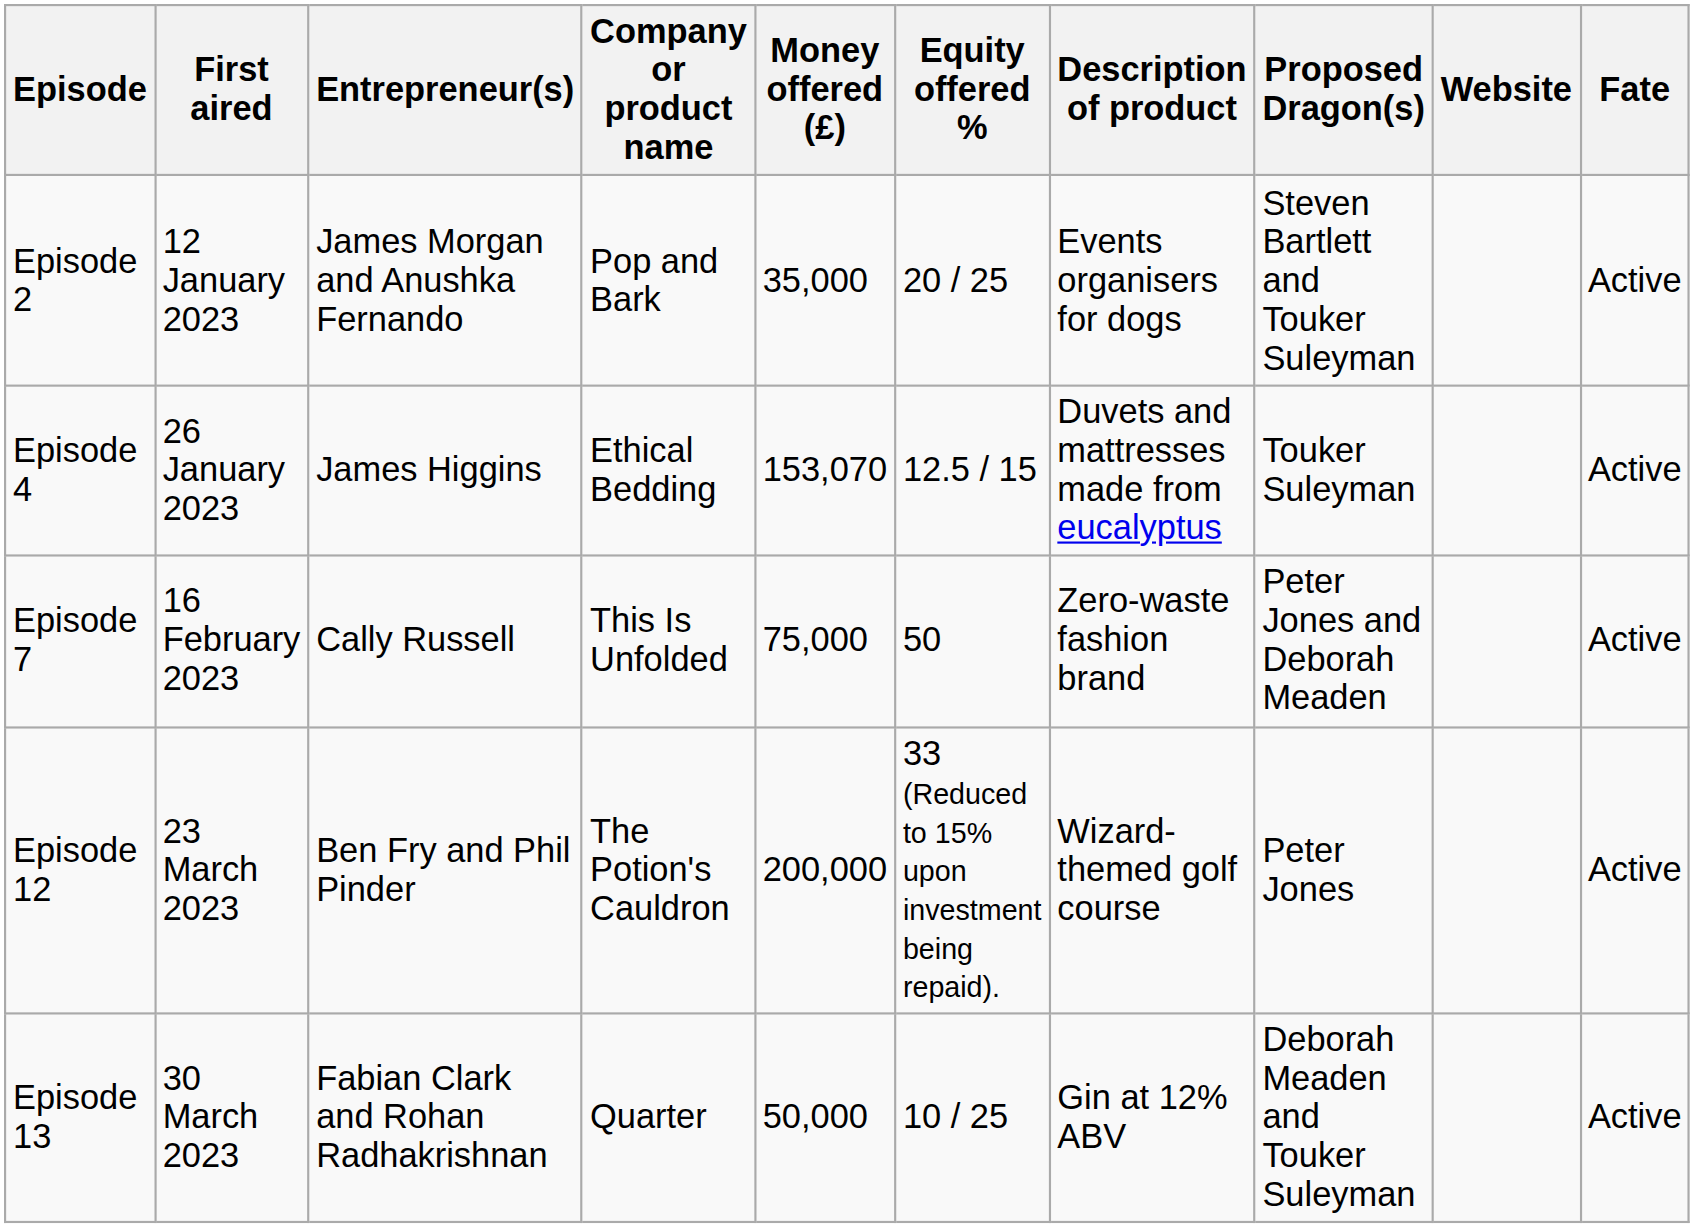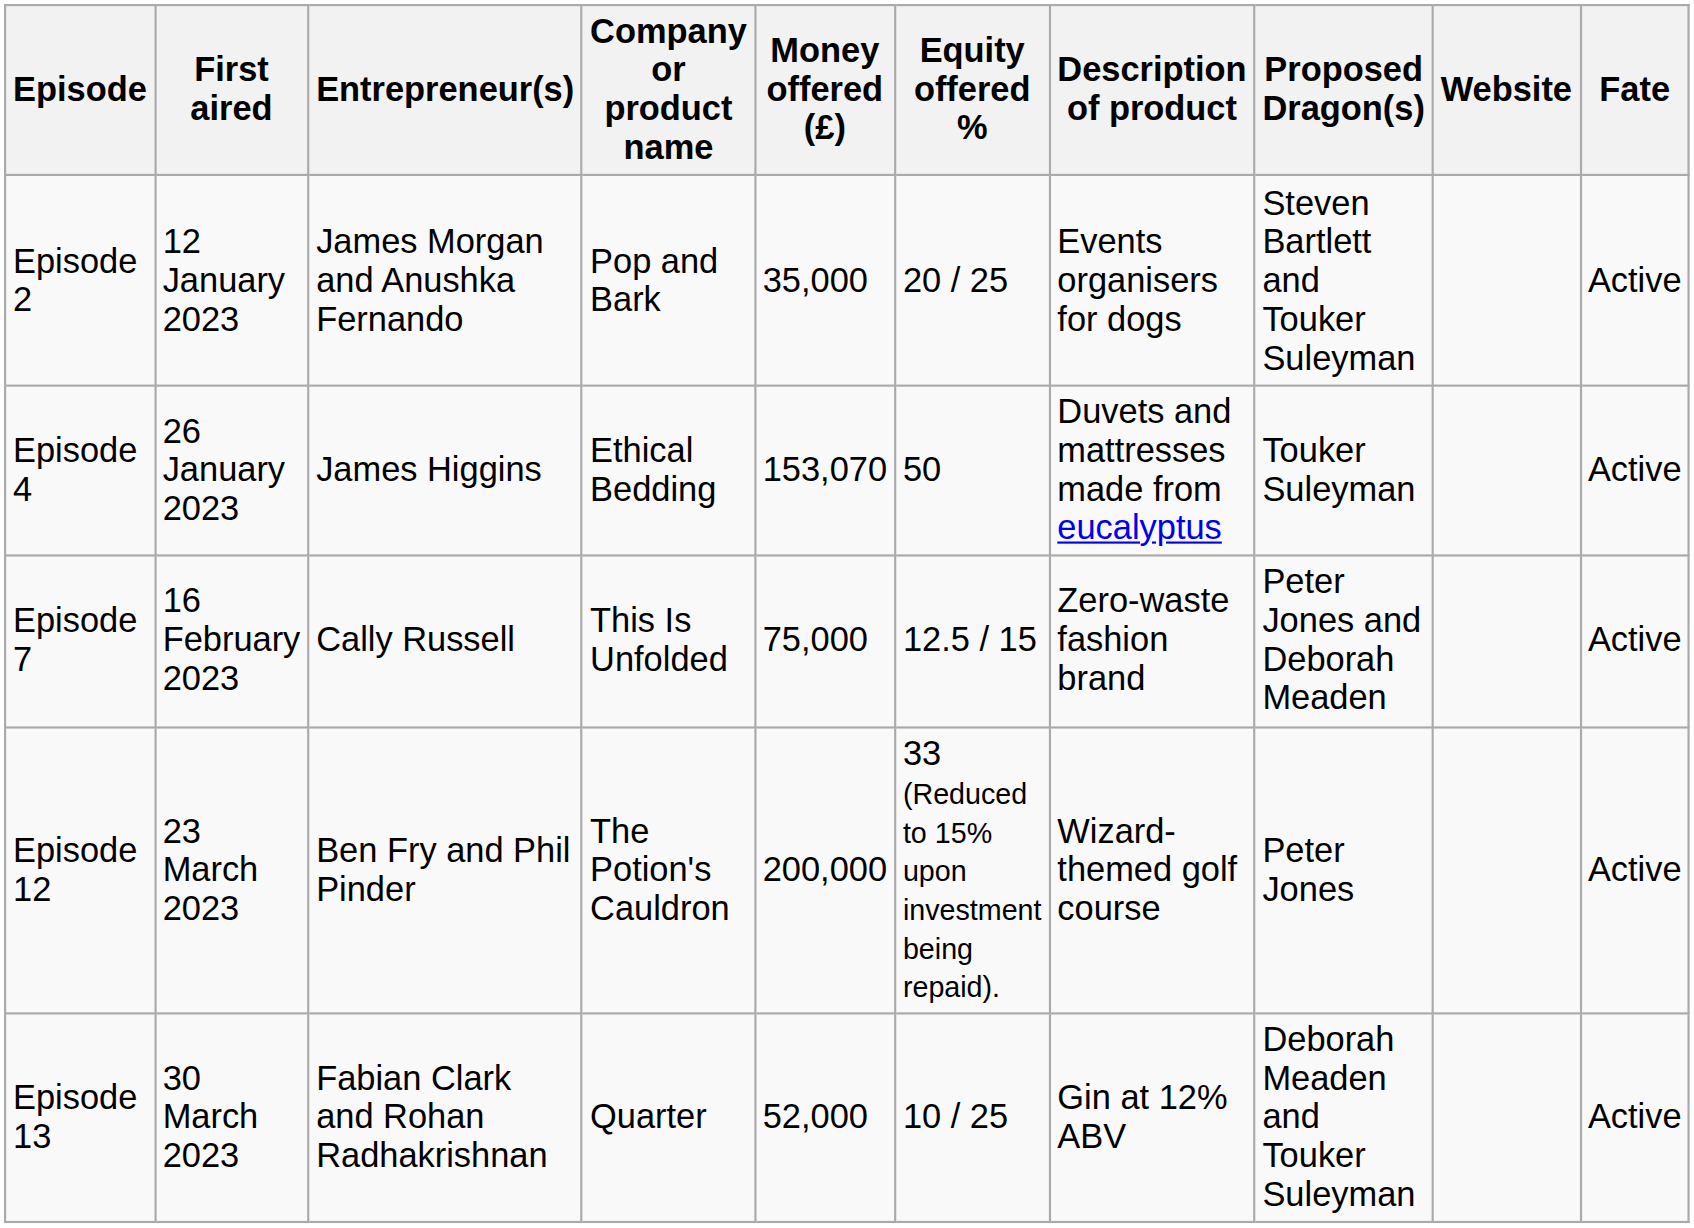(970, 469) 12.5 / 15 -> (922, 469) 50
(922, 640) 50 -> (970, 640) 12.5 / 15
(815, 1117) 50,000 -> (815, 1117) 52,000
